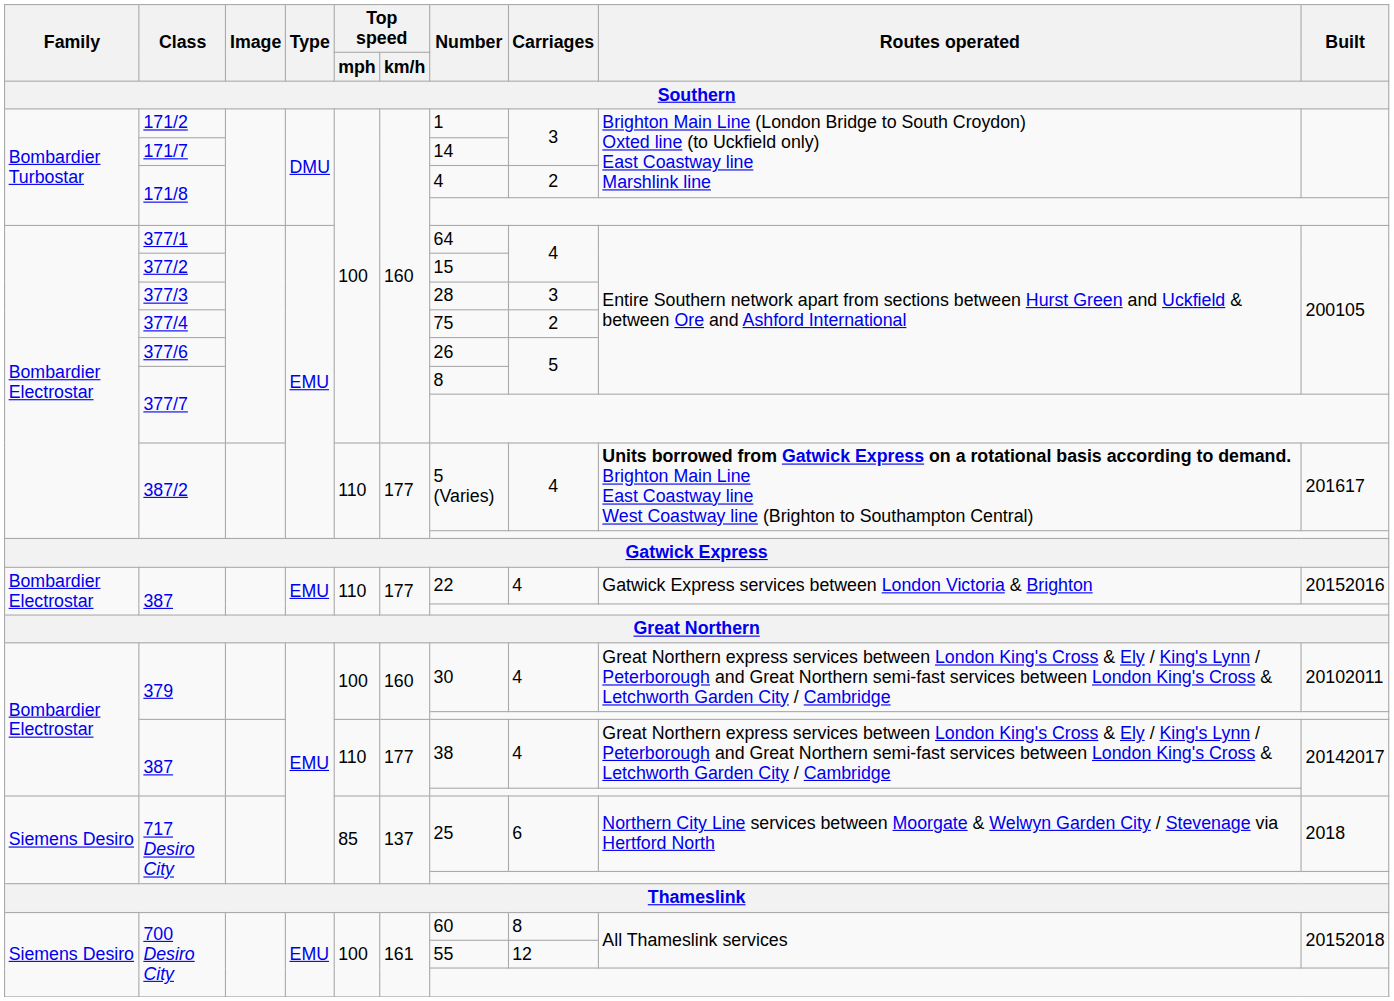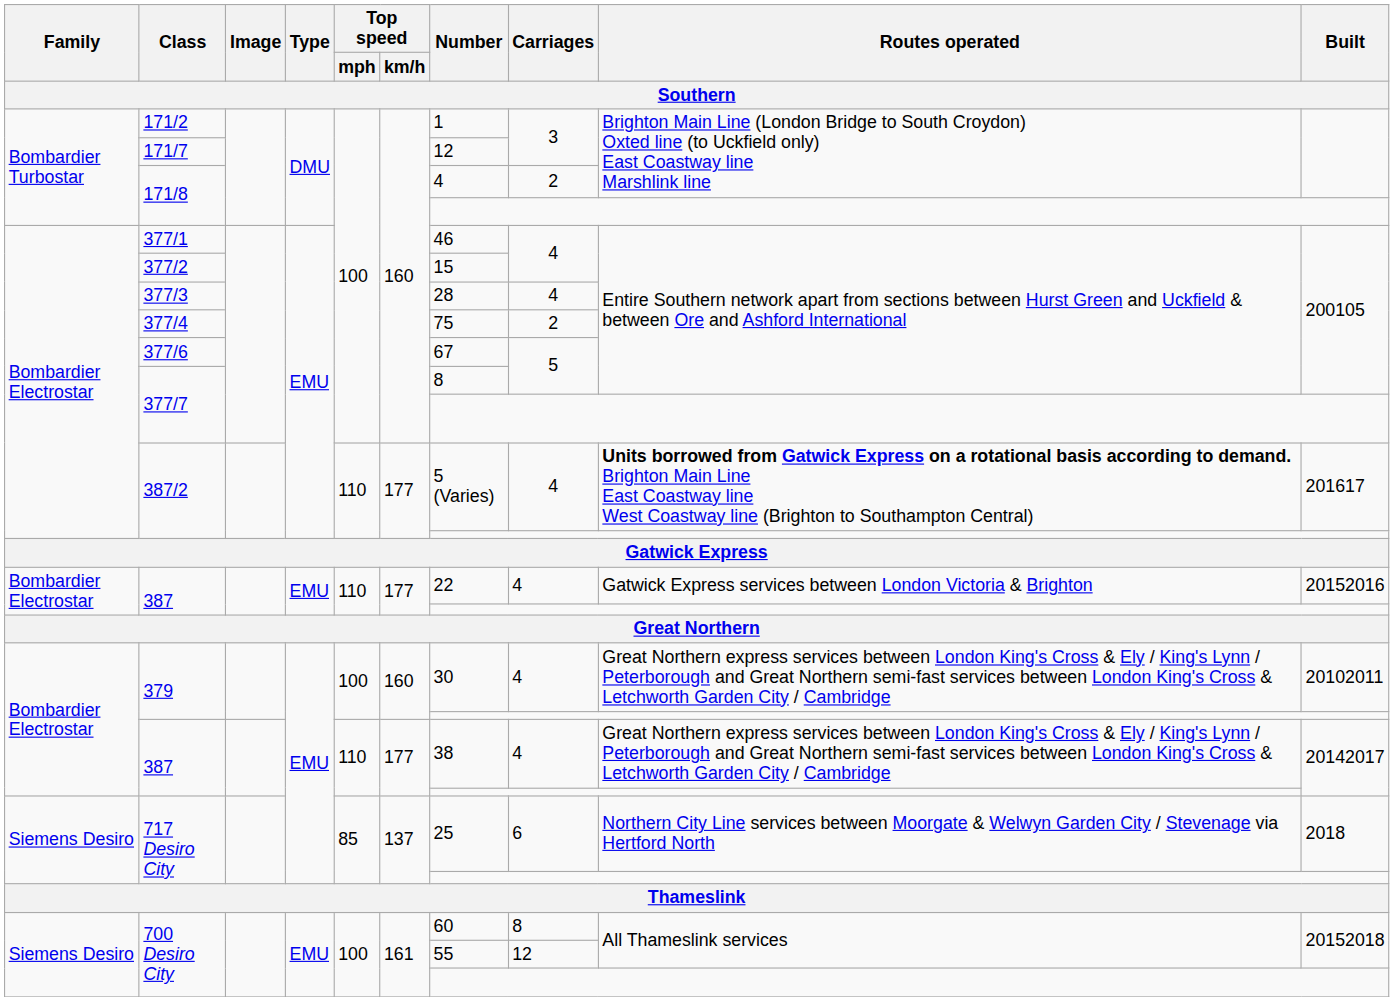(443, 151) 14 -> (443, 151) 12
(443, 239) 64 -> (443, 239) 46
(553, 295) 3 -> (553, 295) 4
(443, 351) 26 -> (443, 351) 67
